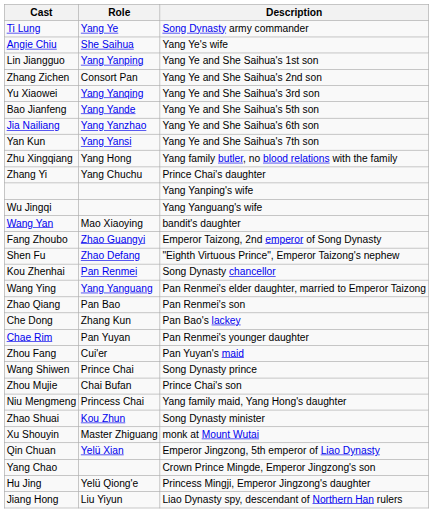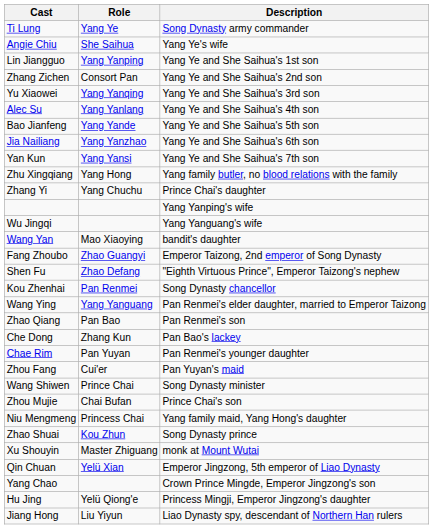+ row: (24, 110)
(210, 369) Song Dynasty prince -> (214, 386) Song Dynasty minister
(214, 418) Song Dynasty minister -> (210, 434) Song Dynasty prince
